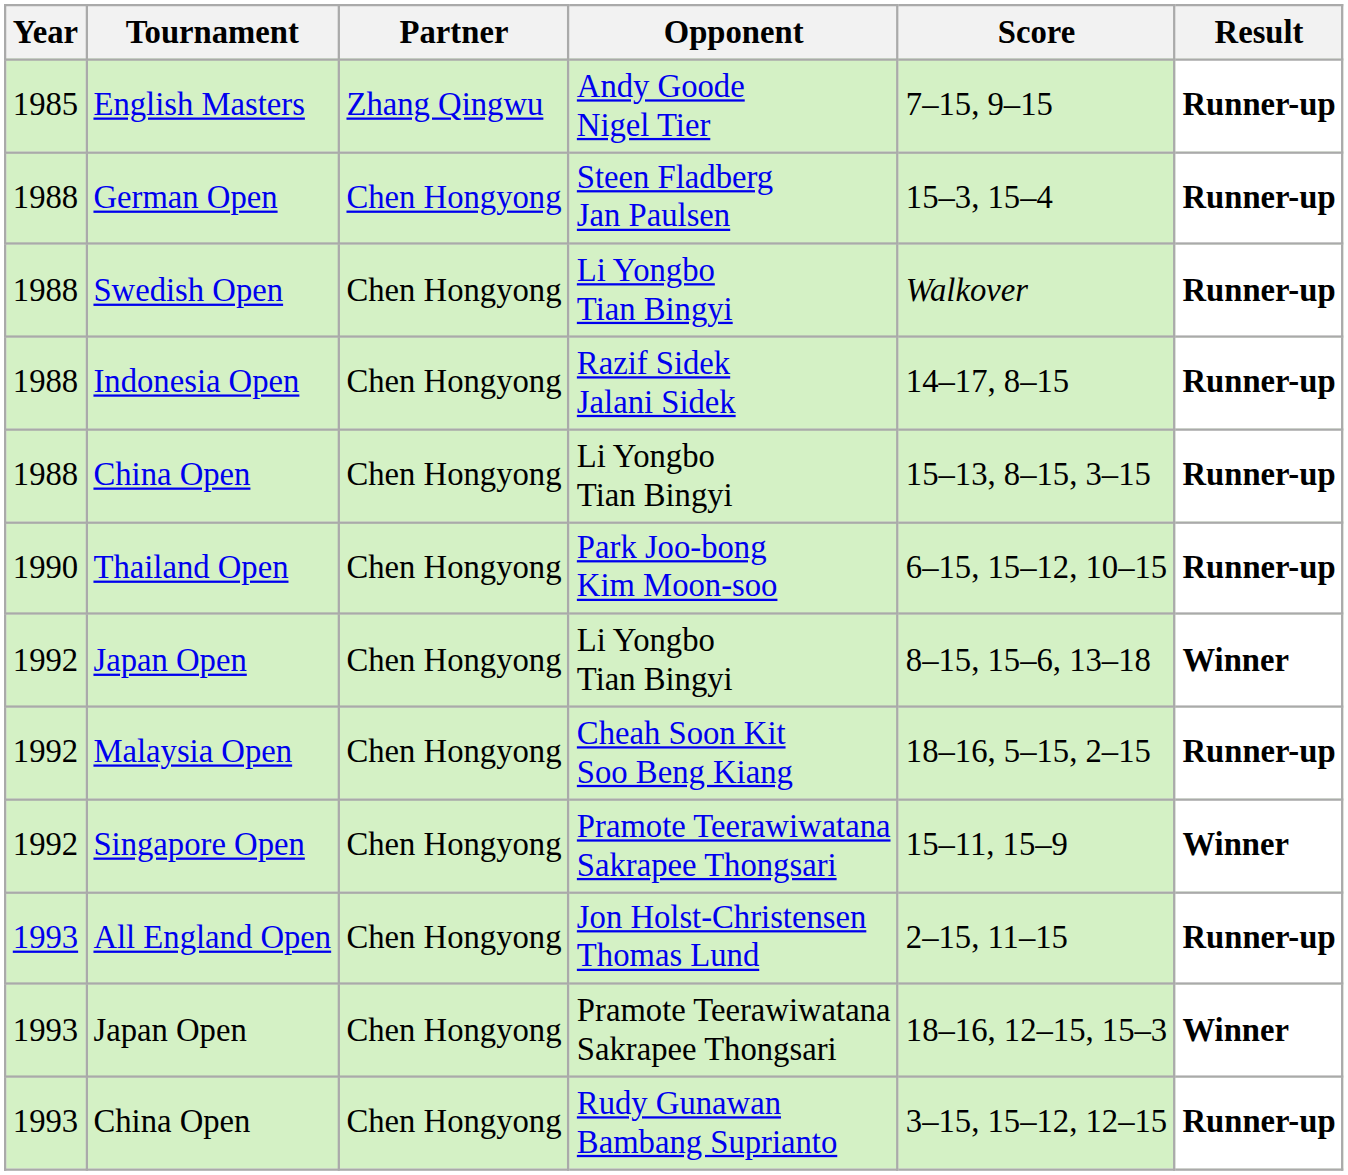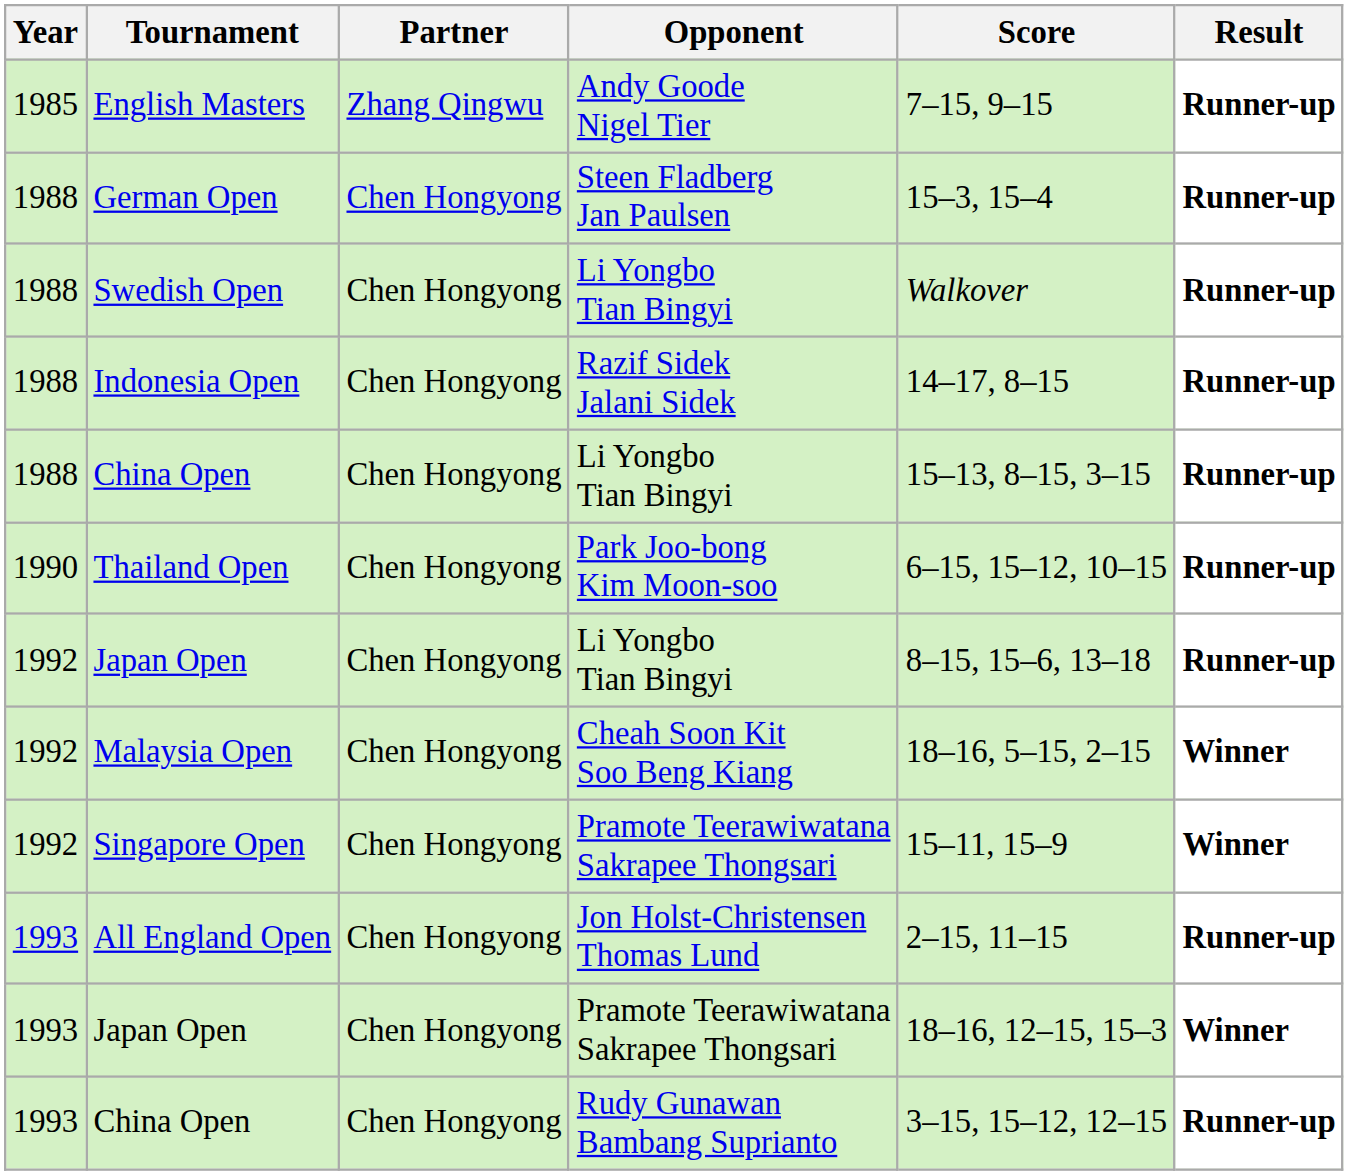(1236, 660) Winner -> (1259, 660) Runner-up
(1259, 752) Runner-up -> (1236, 752) Winner
